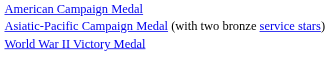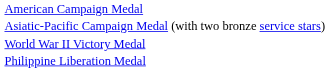+ row: (75, 60)
